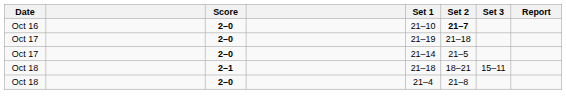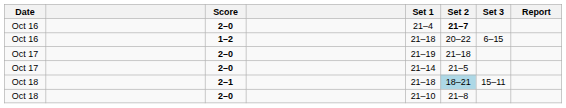(423, 26) 21–10 -> (423, 26) 21–4
+ row: (25, 40)
(458, 68) no background -> (458, 82) lightblue background
(423, 82) 21–4 -> (423, 96) 21–10
